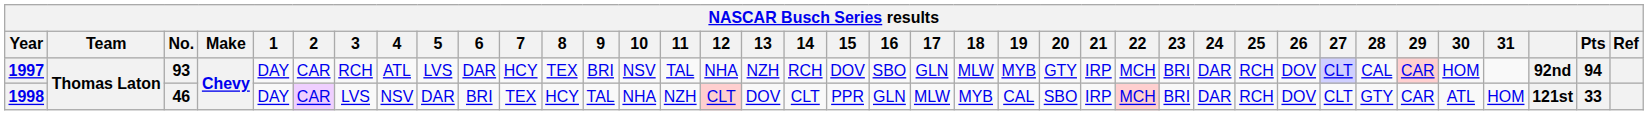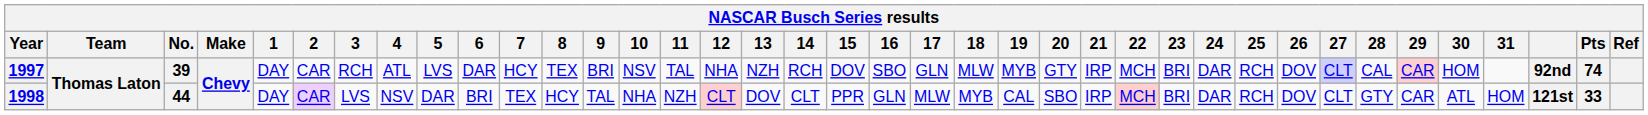(181, 70) 93 -> (181, 70) 39
(1593, 70) 94 -> (1593, 70) 74
(181, 97) 46 -> (181, 97) 44
